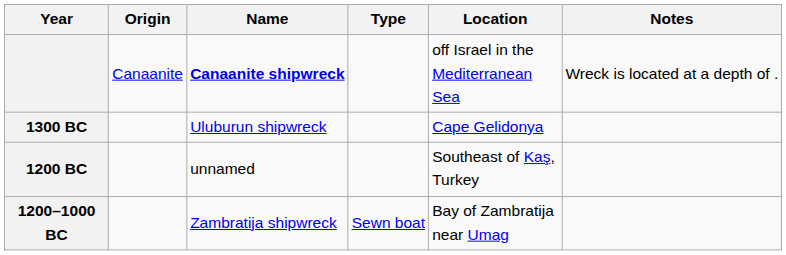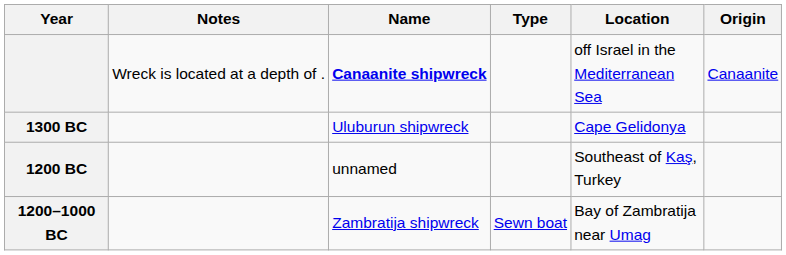columns swapped: (148, 19) <-> (672, 19)
